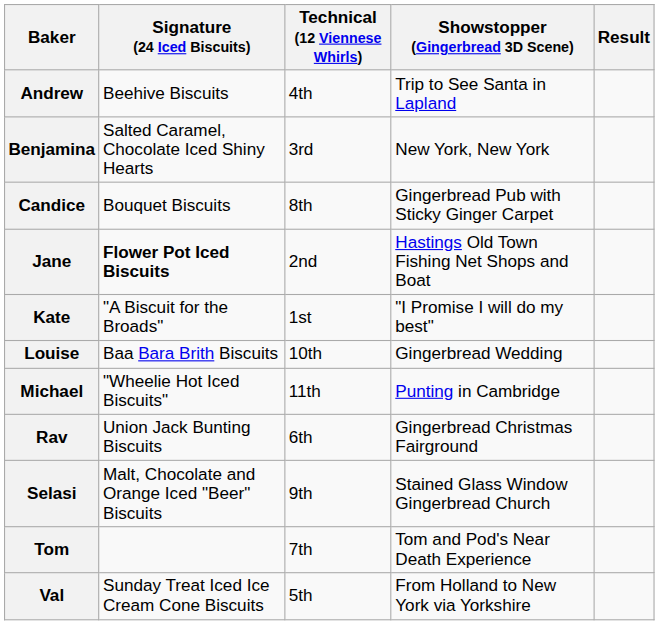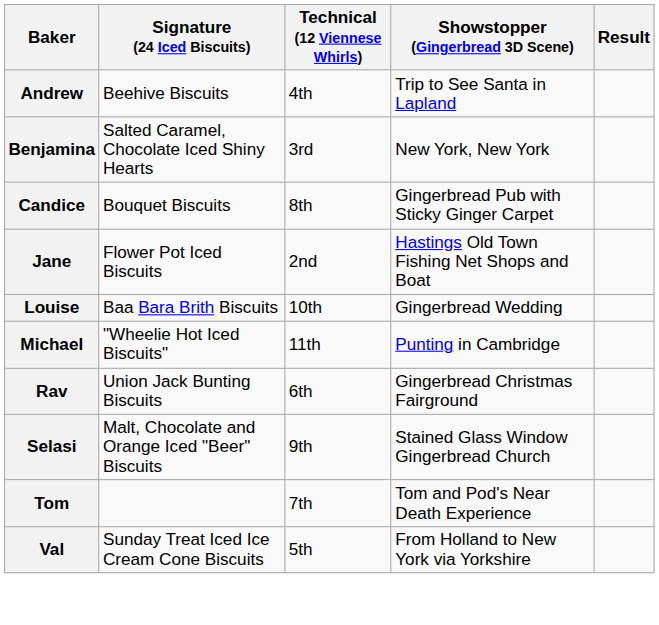(166, 261) bold -> (162, 261) normal
- row: (52, 317)
